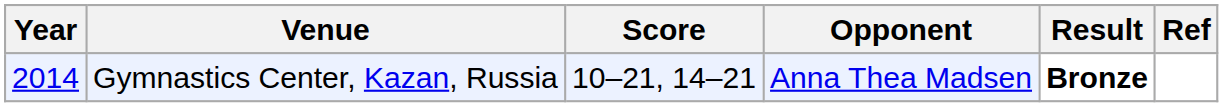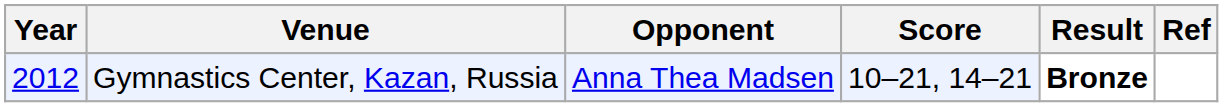columns swapped: (901, 29) <-> (664, 29)
(46, 77) 2014 -> (46, 77) 2012
